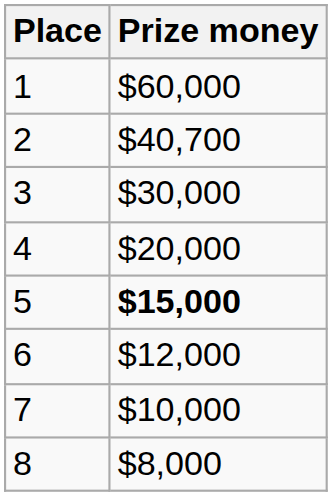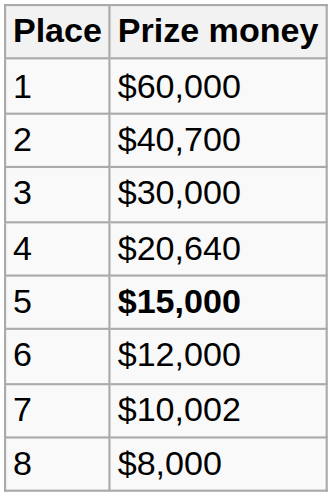(179, 247) $20,000 -> (179, 247) $20,640
(179, 409) $10,000 -> (179, 409) $10,002
